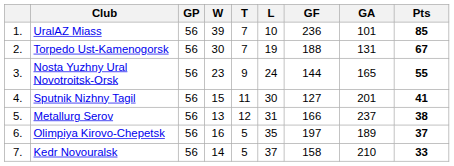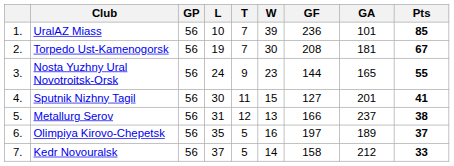columns swapped: (218, 13) <-> (271, 13)
(312, 49) 188 -> (312, 49) 208
(367, 49) 131 -> (367, 49) 181
(367, 152) 210 -> (367, 152) 212
